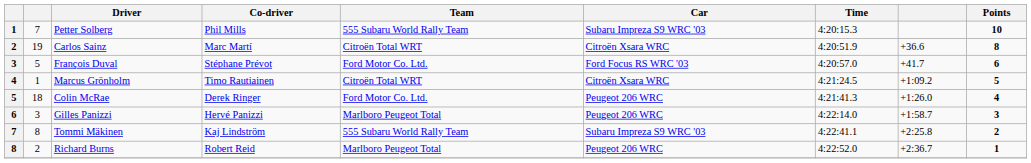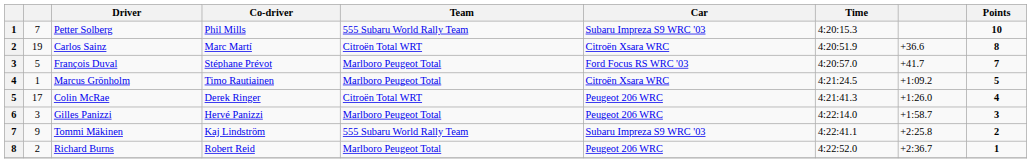(385, 63) Ford Motor Co. Ltd. -> (392, 63) Marlboro Peugeot Total
(997, 63) 6 -> (997, 63) 7
(382, 80) Citroën Total WRT -> (392, 80) Marlboro Peugeot Total
(37, 97) 18 -> (37, 97) 17
(385, 97) Ford Motor Co. Ltd. -> (382, 97) Citroën Total WRT
(37, 131) 8 -> (37, 131) 9
